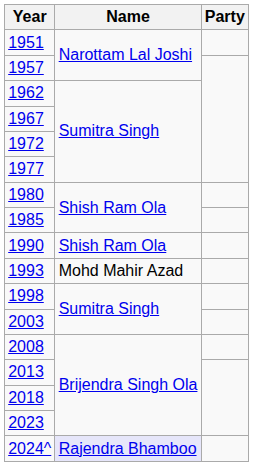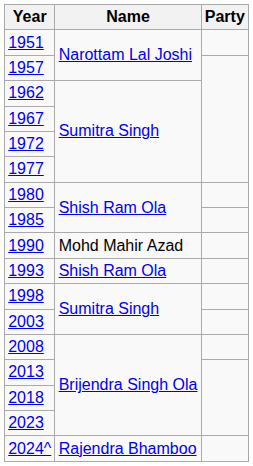(112, 245) Shish Ram Ola -> (121, 245) Mohd Mahir Azad
(121, 270) Mohd Mahir Azad -> (112, 270) Shish Ram Ola
(128, 448) lavender background -> (128, 448) no background
